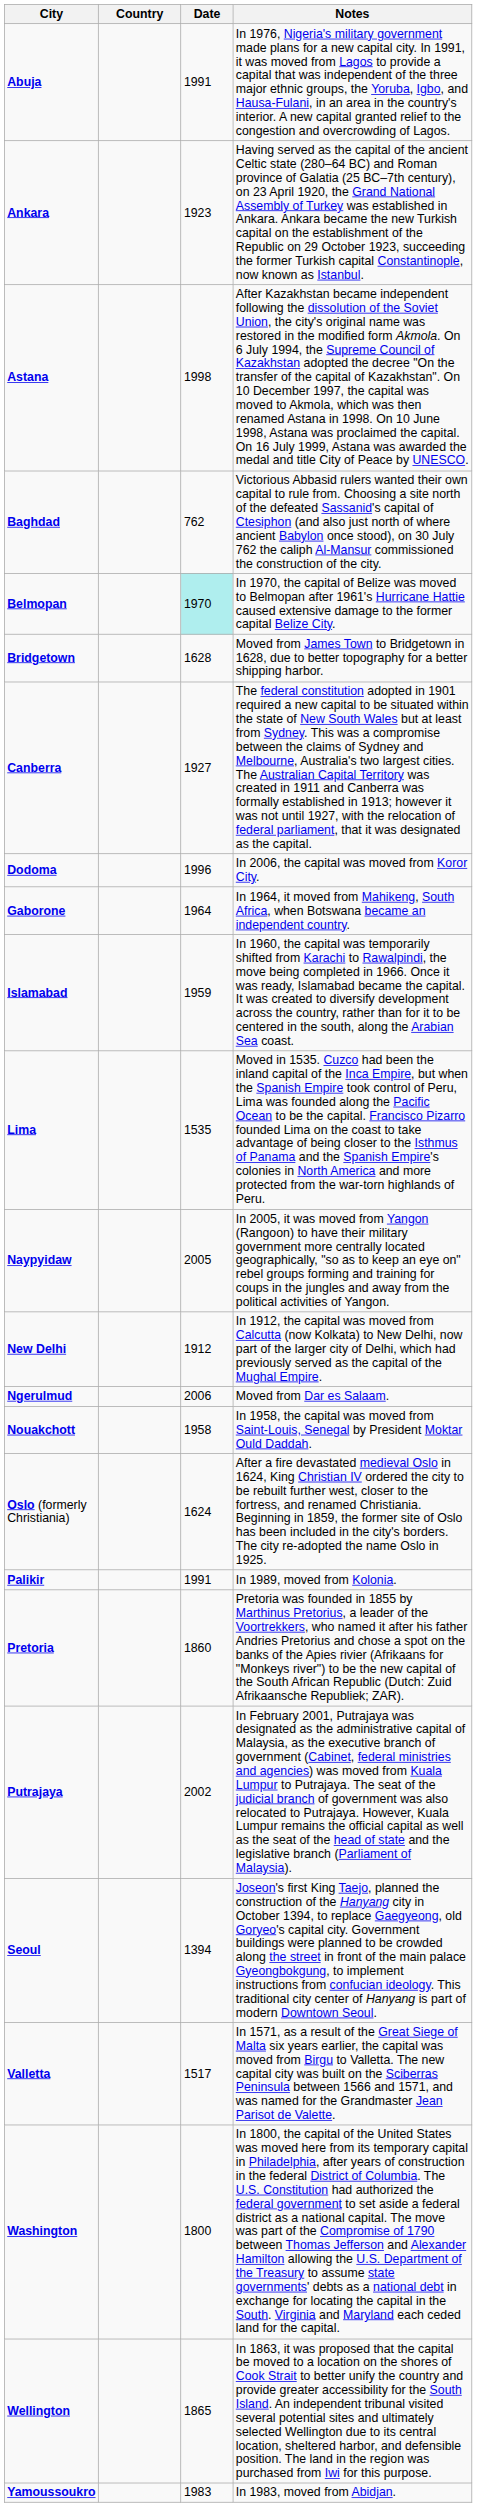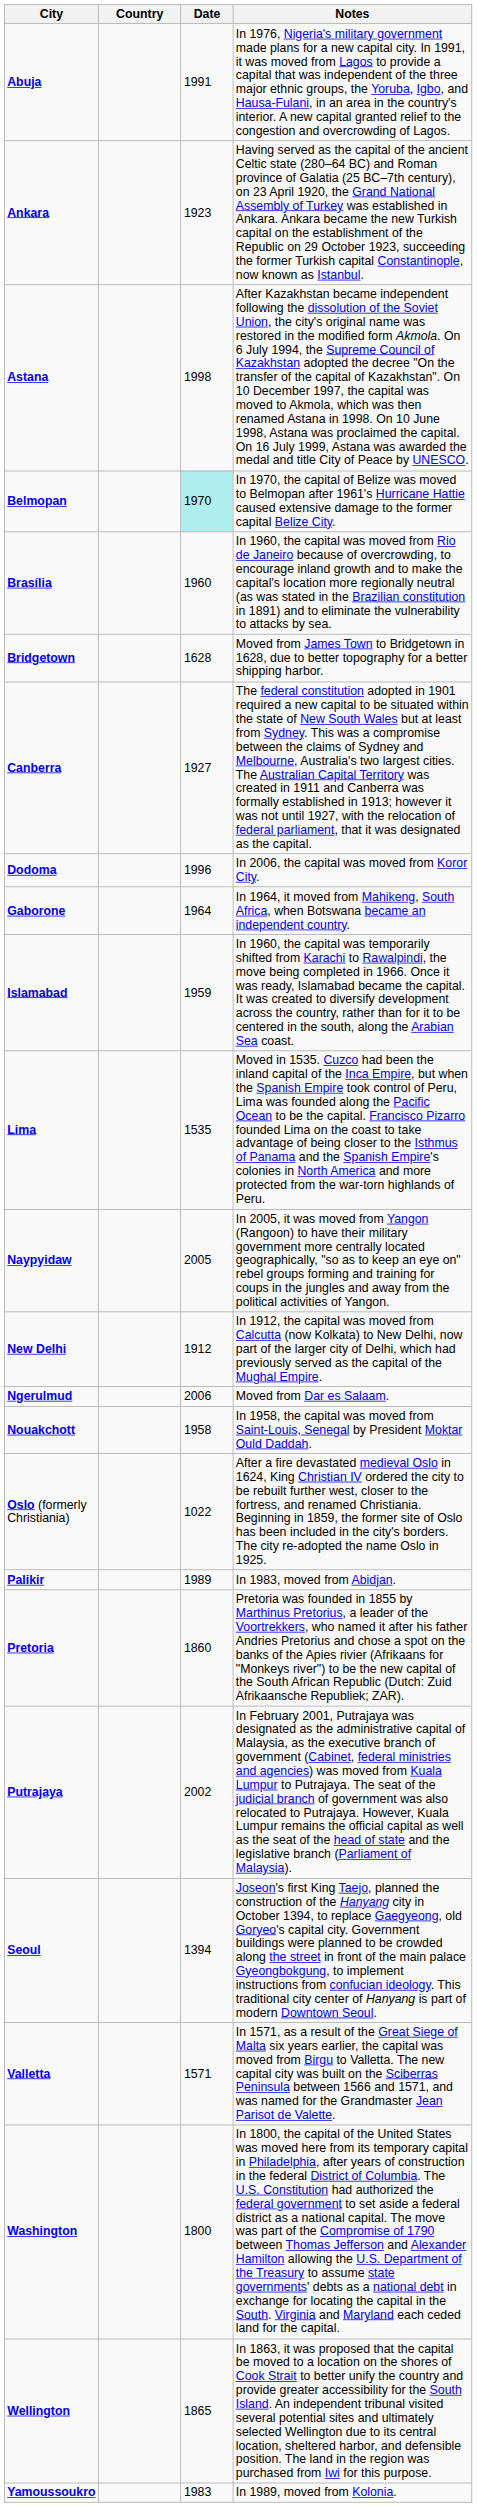- row: (34, 522)
+ row: (29, 583)
(198, 1511) 1624 -> (198, 1511) 1022
(198, 1579) 1991 -> (198, 1579) 1989
(316, 1579) In 1989, moved from Kolonia. -> (316, 1579) In 1983, moved from Abidjan.
(198, 2073) 1517 -> (198, 2073) 1571
(316, 2492) In 1983, moved from Abidjan. -> (316, 2492) In 1989, moved from Kolonia.
